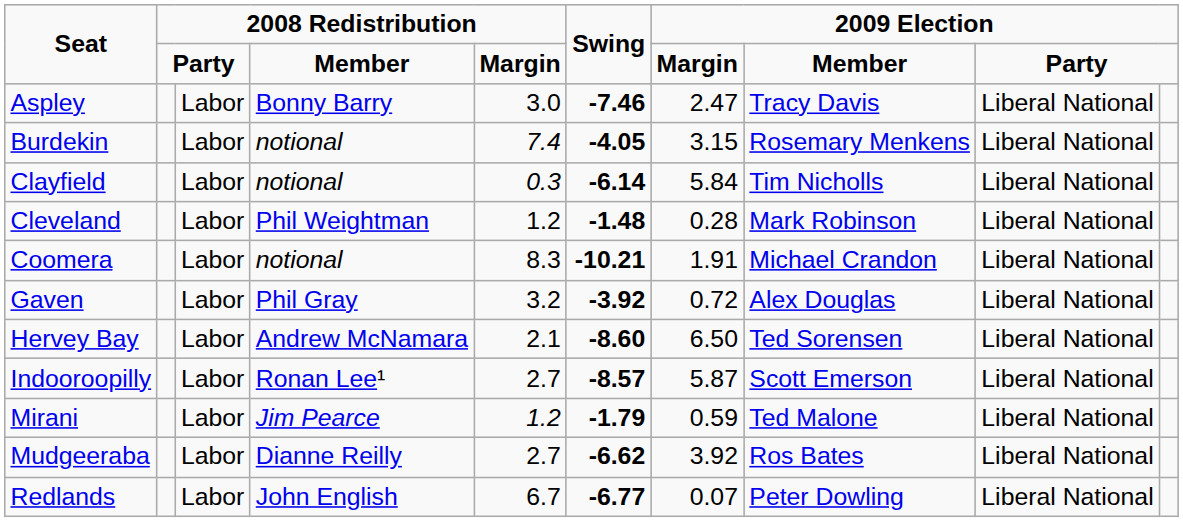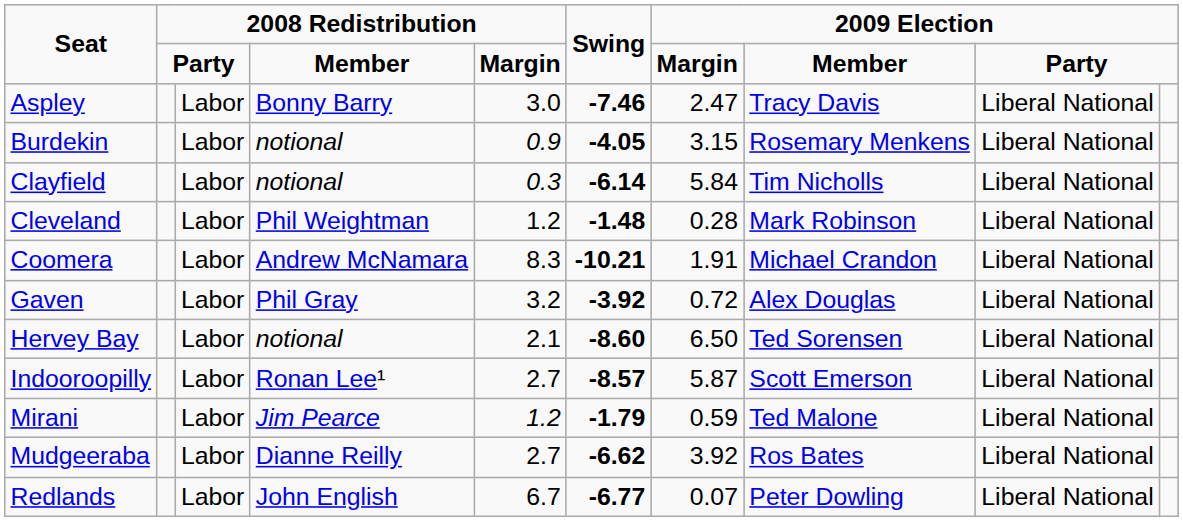(543, 142) 7.4 -> (543, 142) 0.9
(299, 260) notional -> (362, 260) Andrew McNamara
(362, 338) Andrew McNamara -> (299, 338) notional
